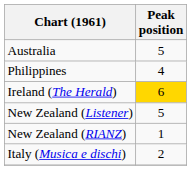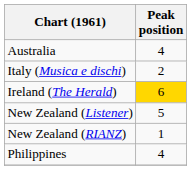(161, 50) 5 -> (161, 50) 4
rows swapped: (67, 154) <-> (37, 71)
